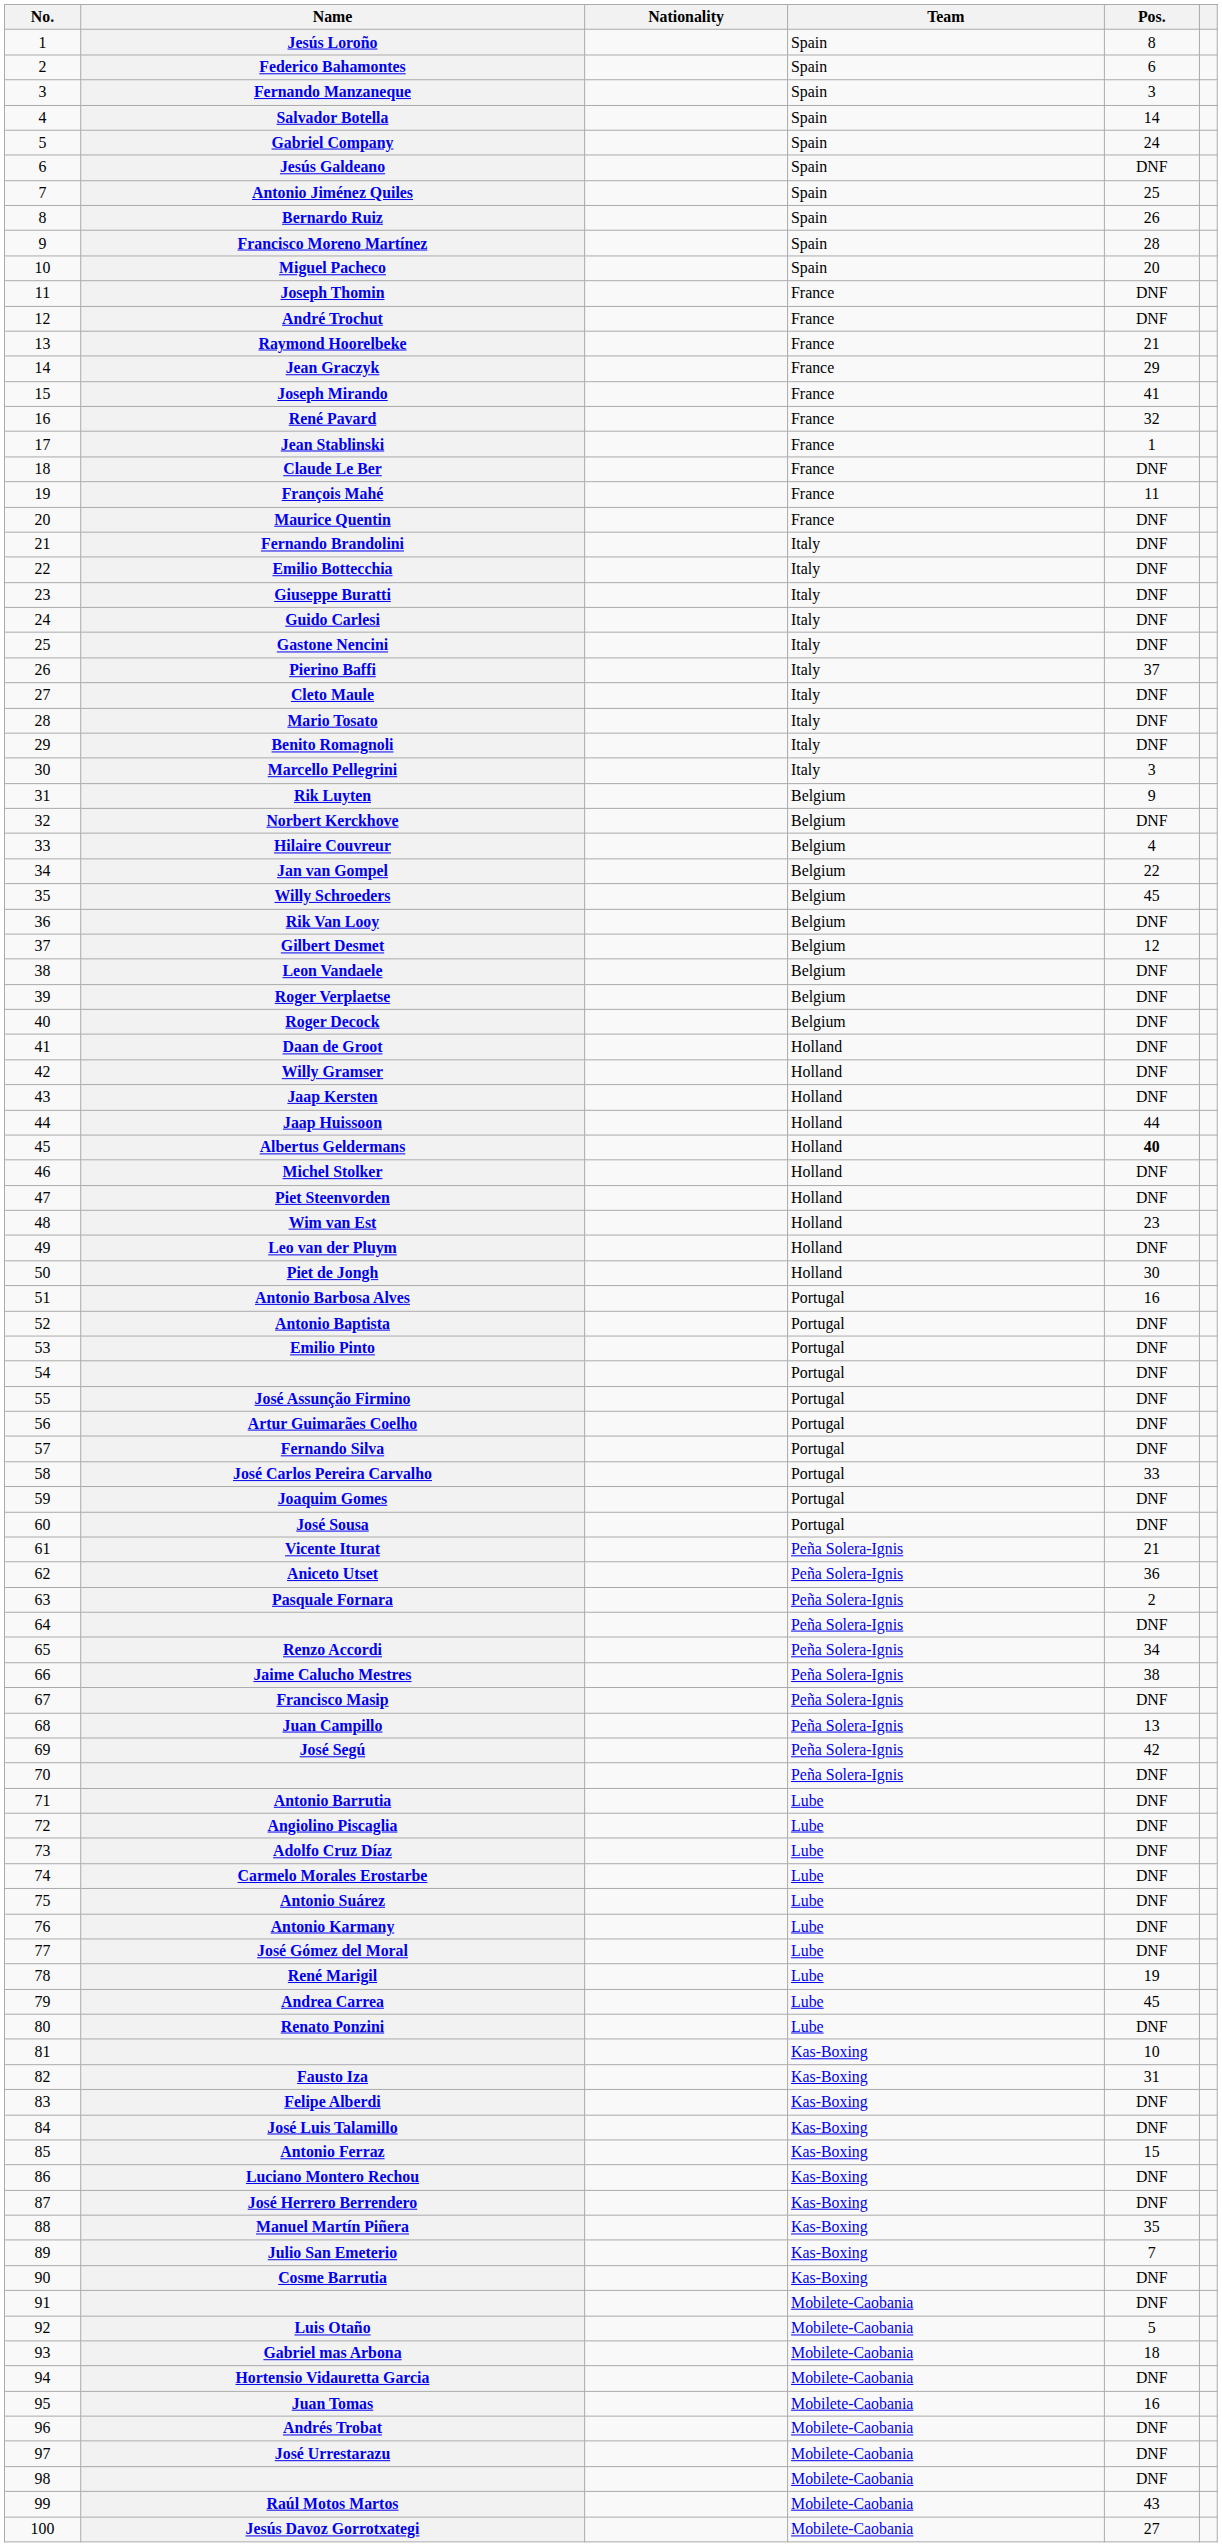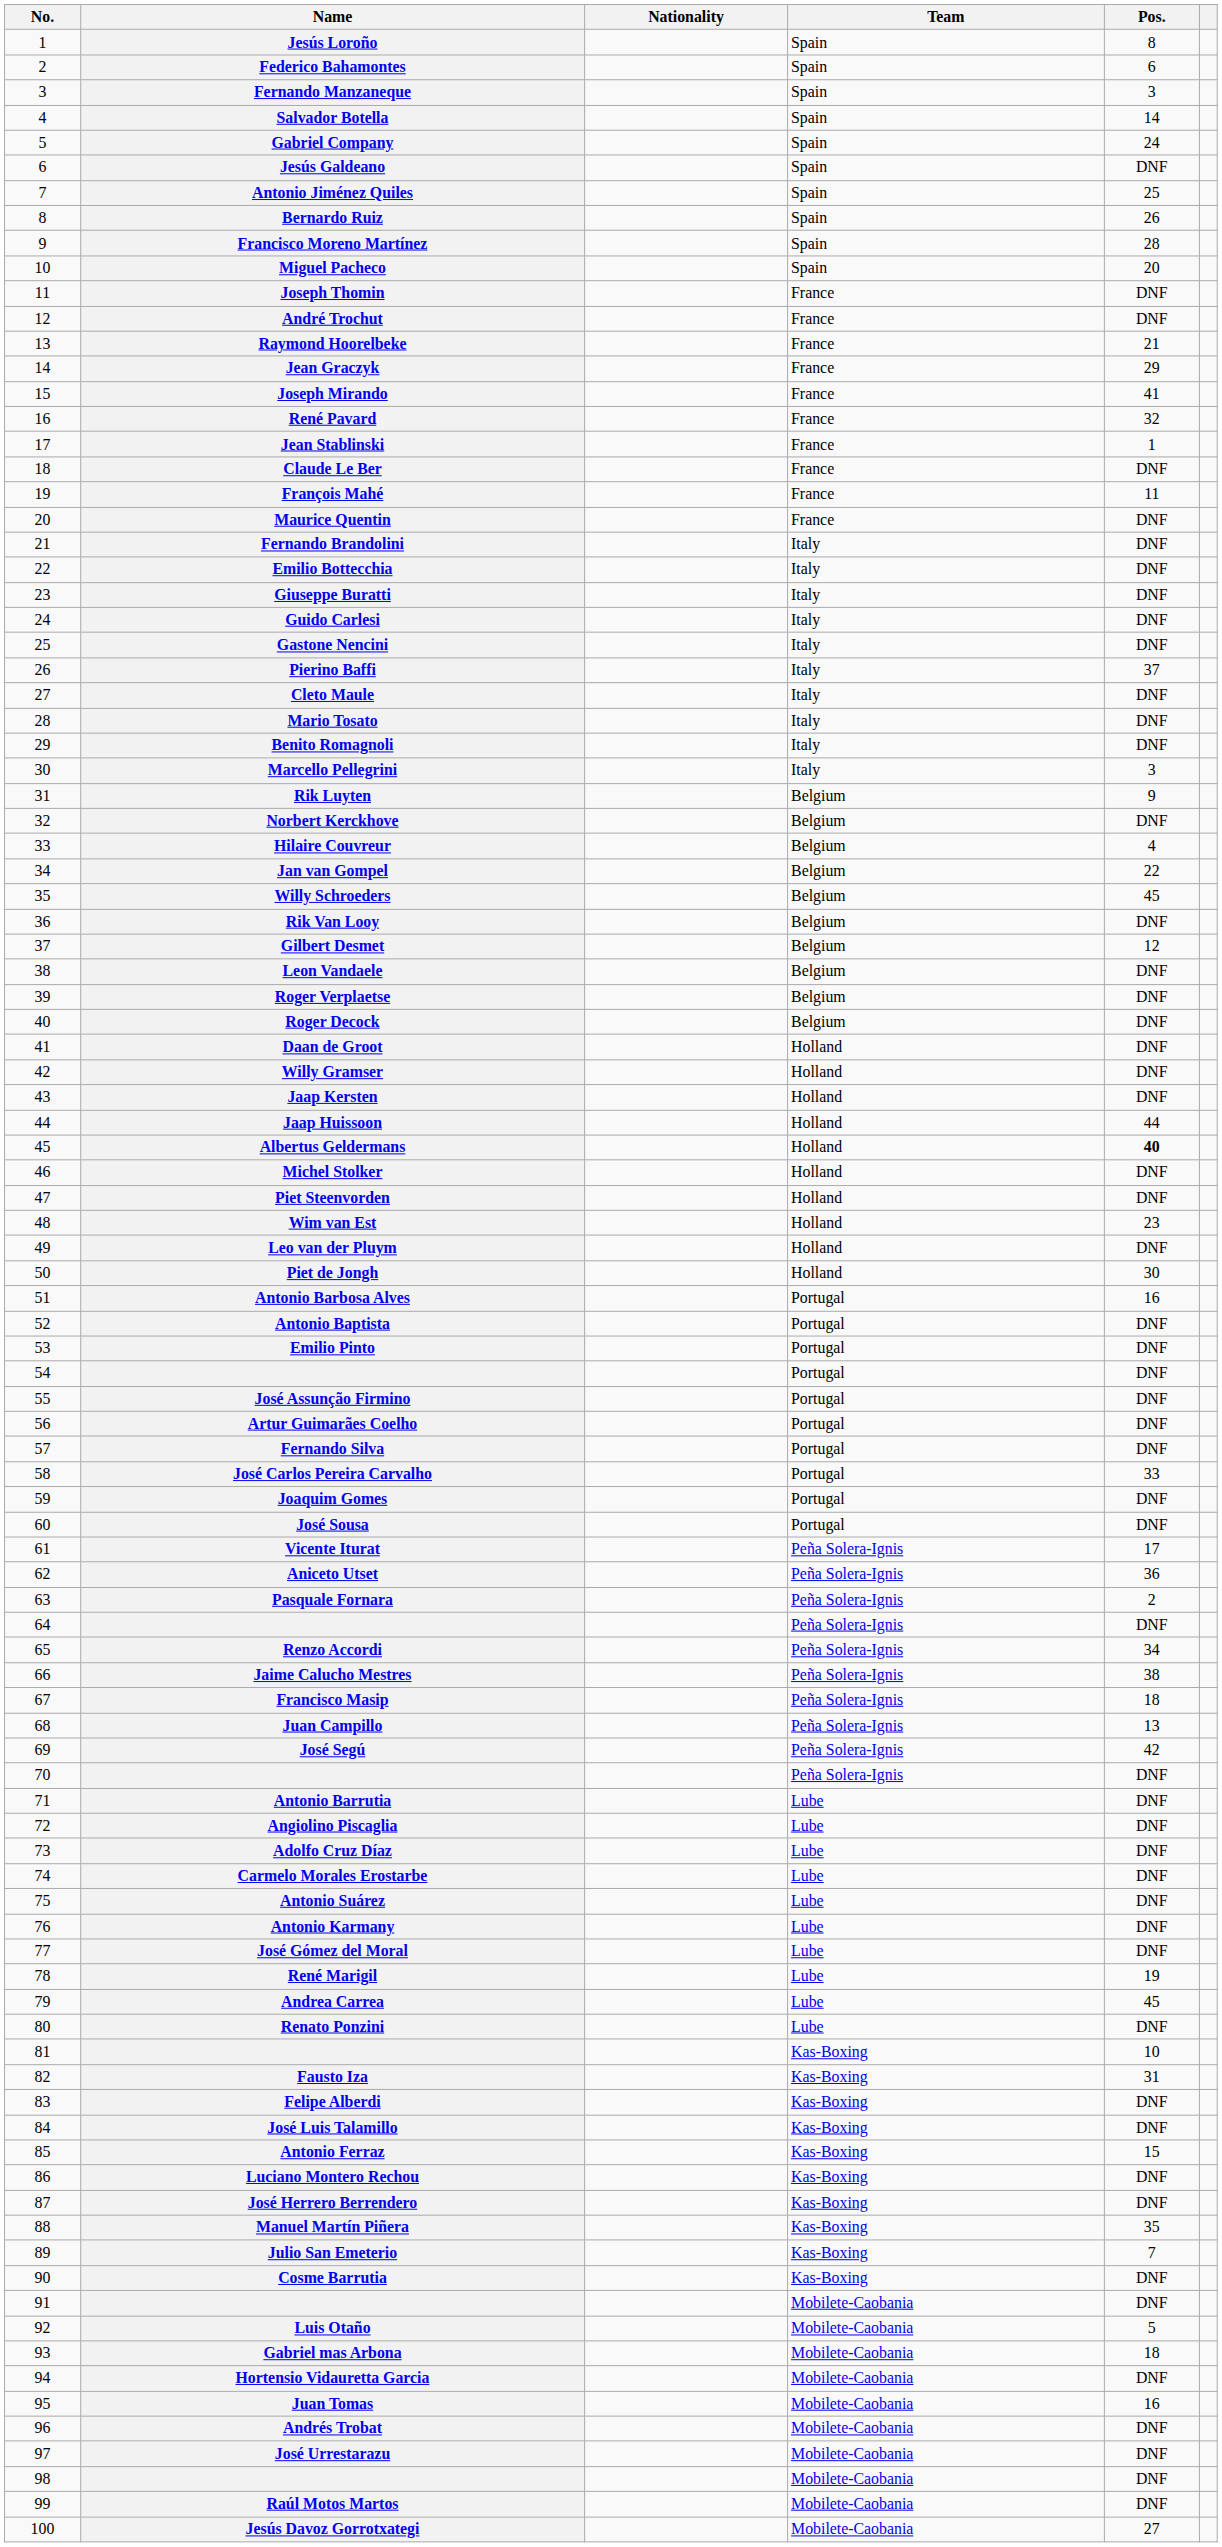(1152, 1549) 21 -> (1152, 1549) 17
(1152, 1700) DNF -> (1152, 1700) 18
(1152, 2504) 43 -> (1152, 2504) DNF
